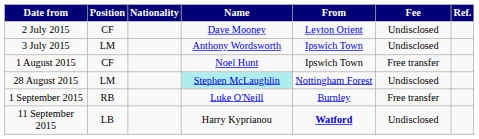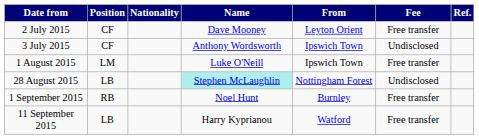(413, 30) Undisclosed -> (413, 30) Free transfer
(107, 47) LM -> (107, 47) CF
(107, 63) CF -> (107, 63) LM
(237, 63) Noel Hunt -> (237, 63) Luke O'Neill
(107, 80) LM -> (107, 80) LB
(237, 97) Luke O'Neill -> (237, 97) Noel Hunt
(334, 120) bold -> (334, 120) normal
(413, 120) Undisclosed -> (413, 120) Free transfer
